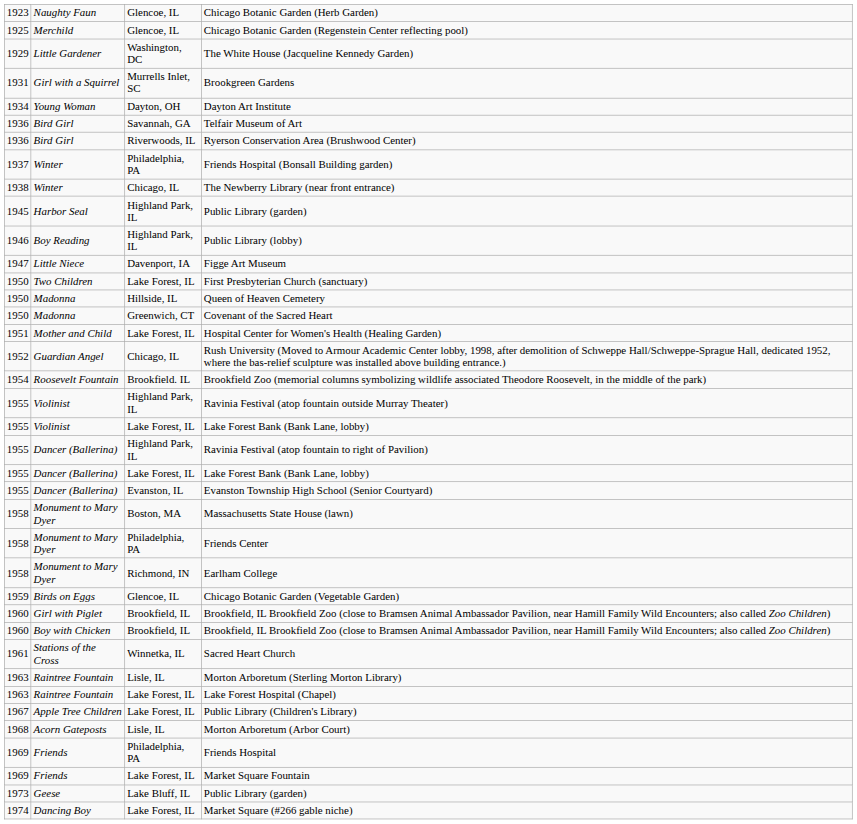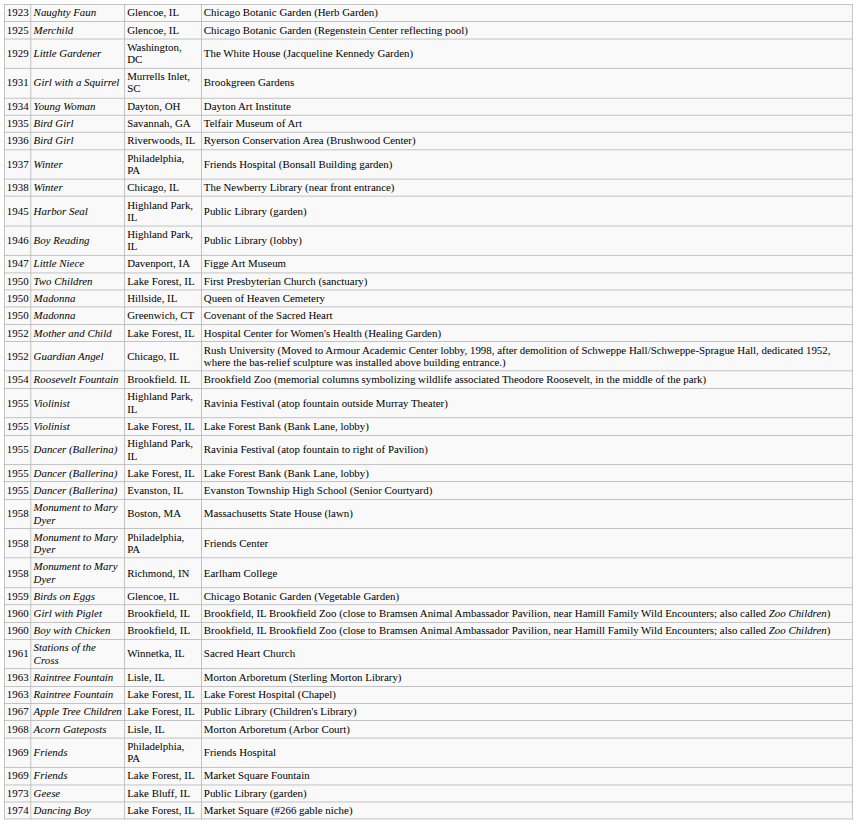(18, 123) 1936 -> (18, 123) 1935
(18, 333) 1951 -> (18, 333) 1952
